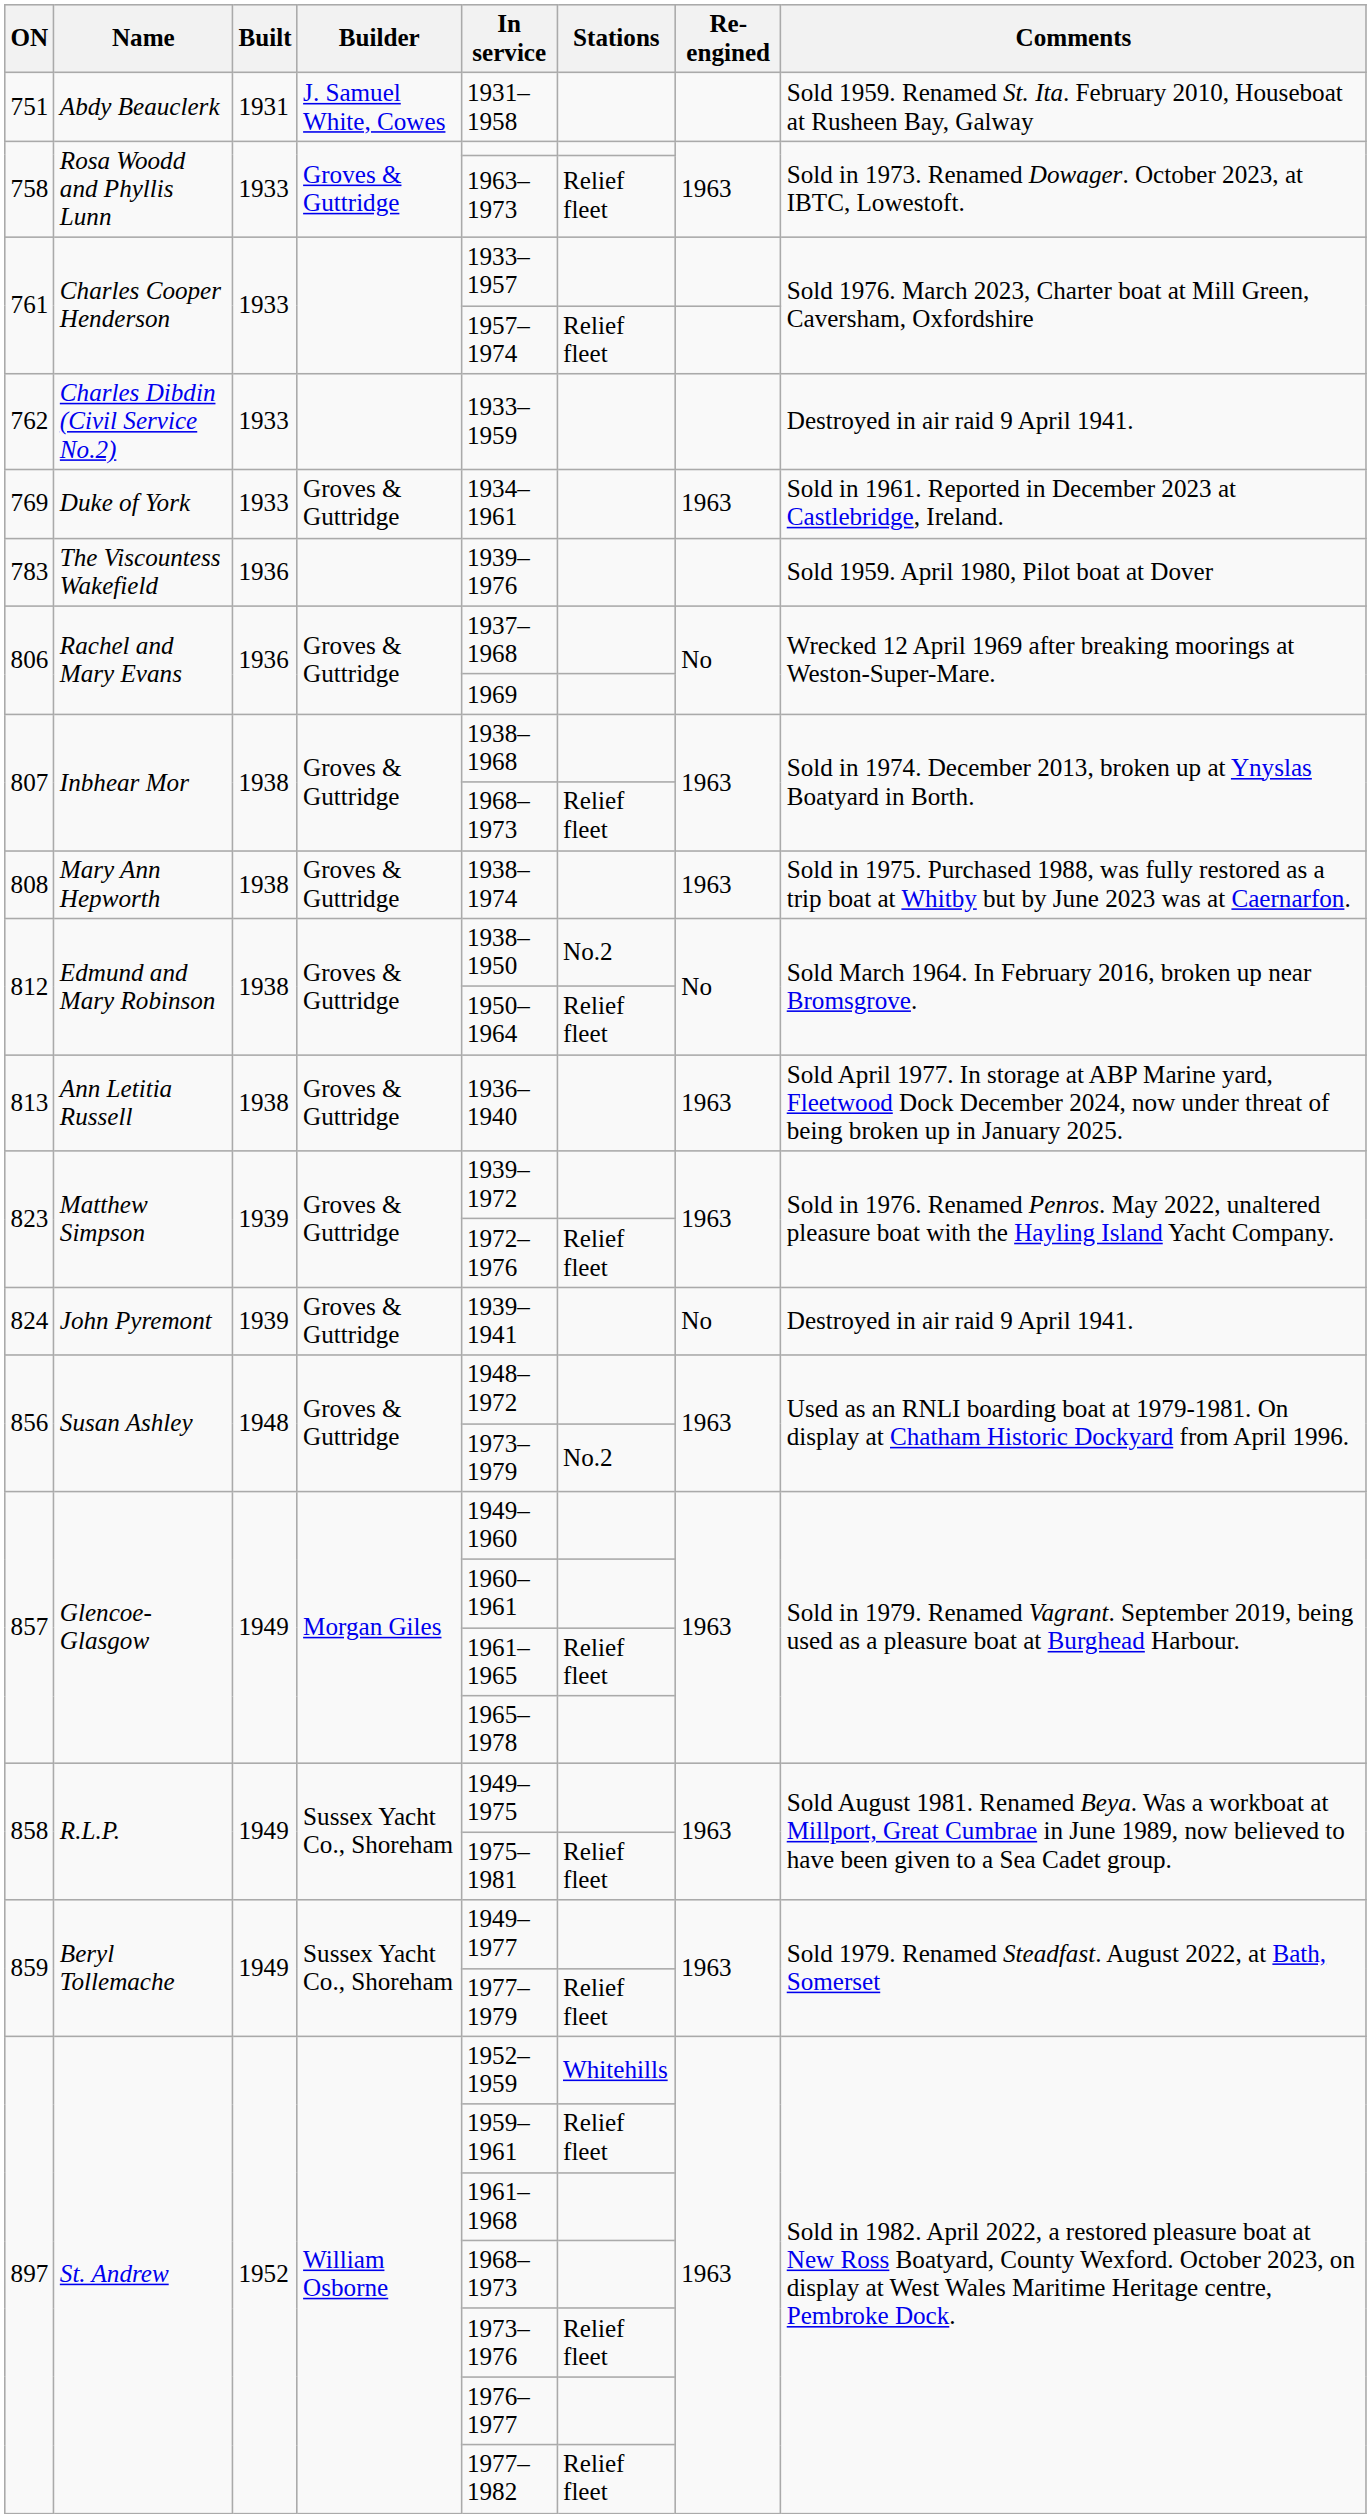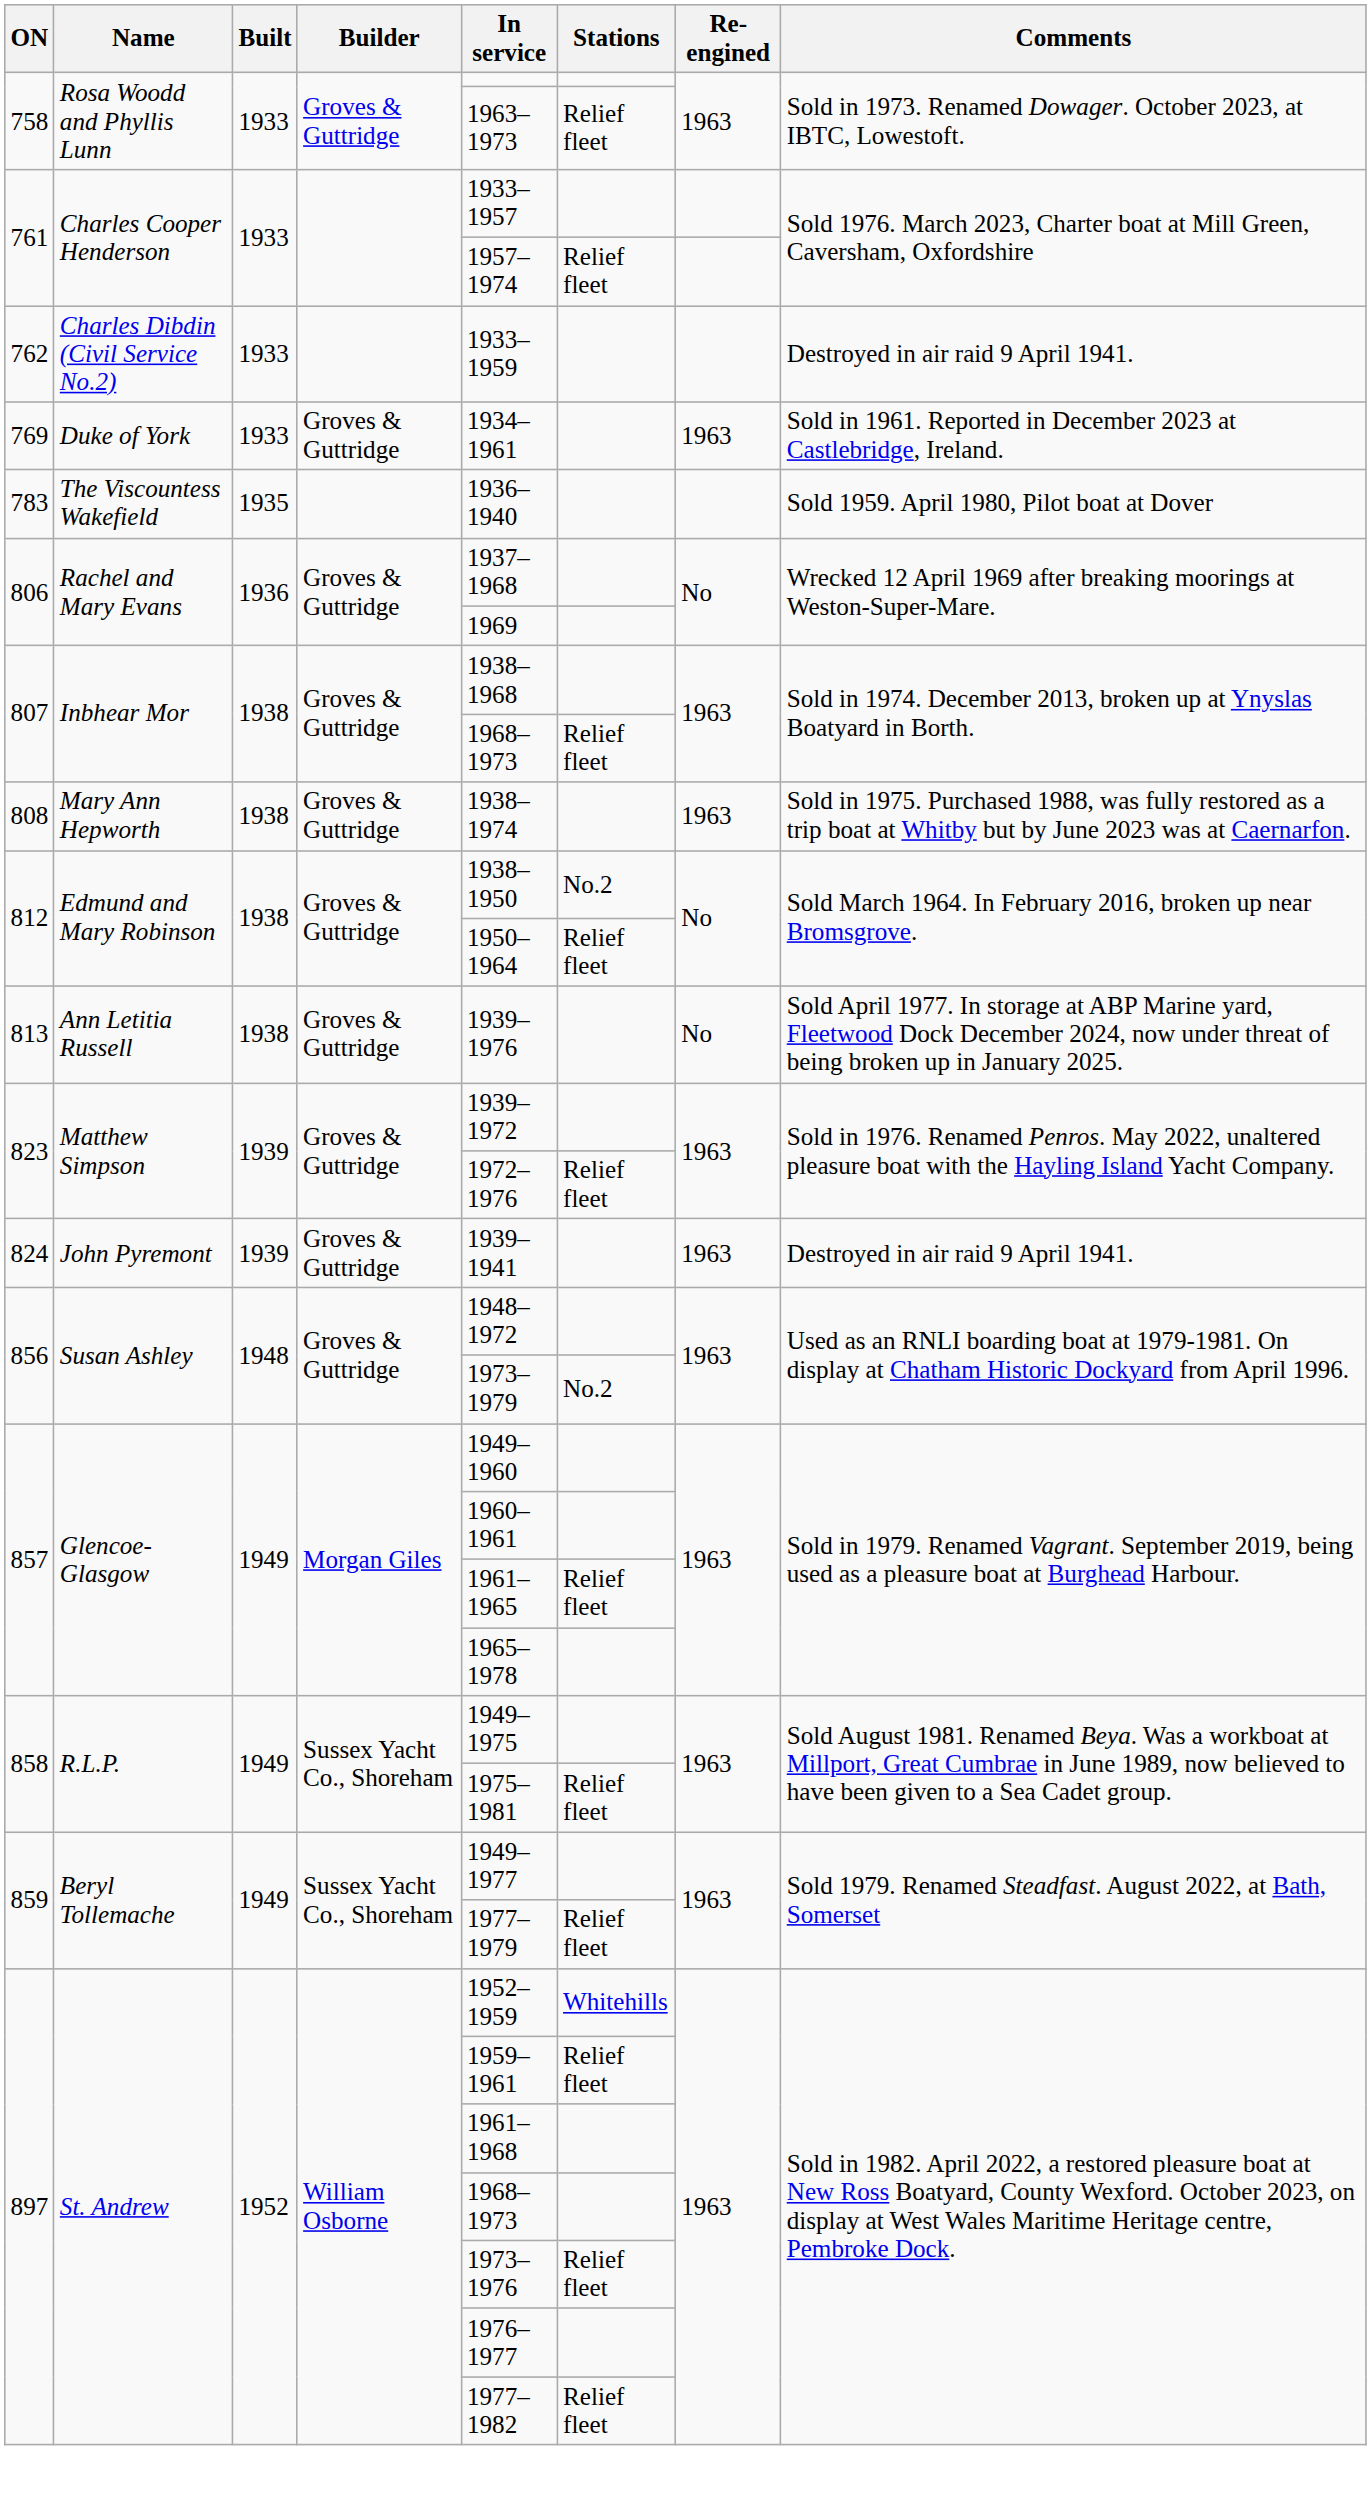- row: (29, 106)
(264, 571) 1936 -> (264, 503) 1935
(498, 571) 1939–1976 -> (498, 503) 1936–1940
(498, 1102) 1936–1940 -> (498, 1034) 1939–1976
(706, 1102) 1963 -> (697, 1034) No
(697, 1320) No -> (706, 1252) 1963
